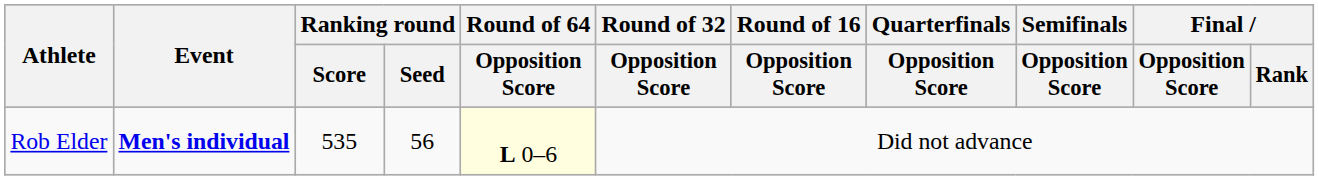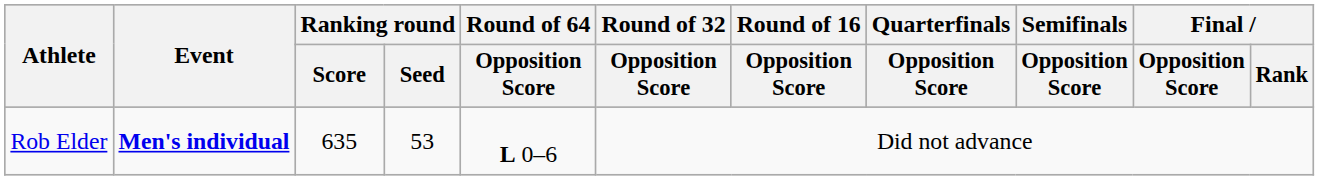(339, 141) 535 -> (339, 141) 635
(422, 141) 56 -> (422, 141) 53
(528, 155) lightyellow background -> (528, 155) no background
